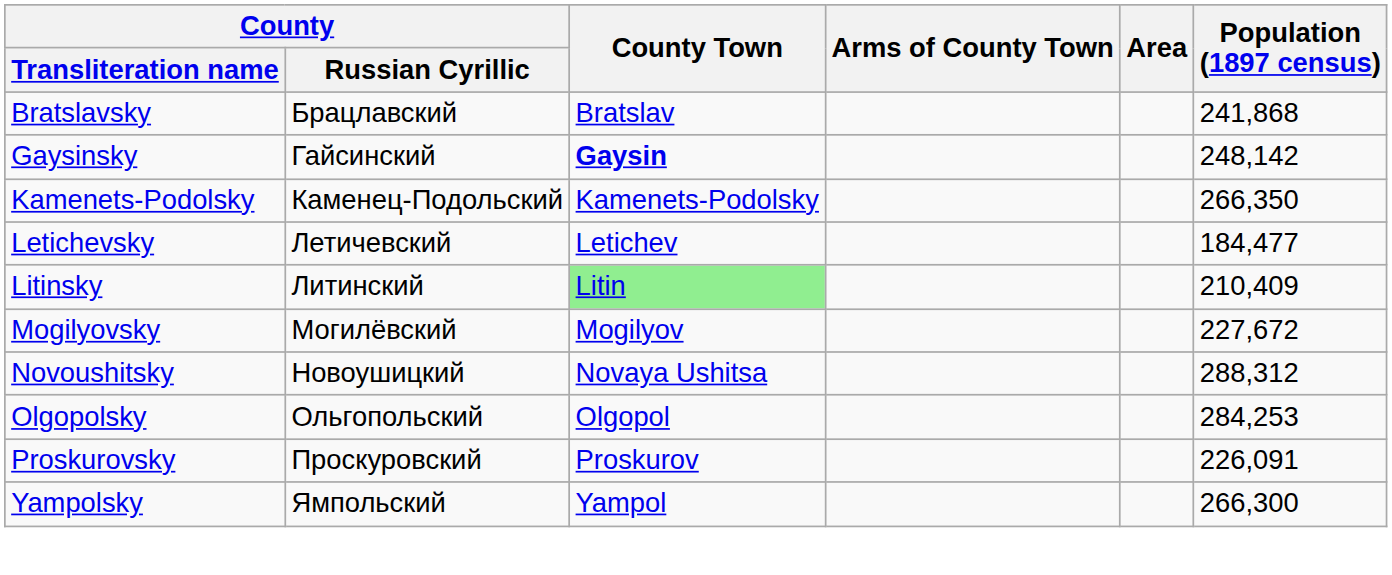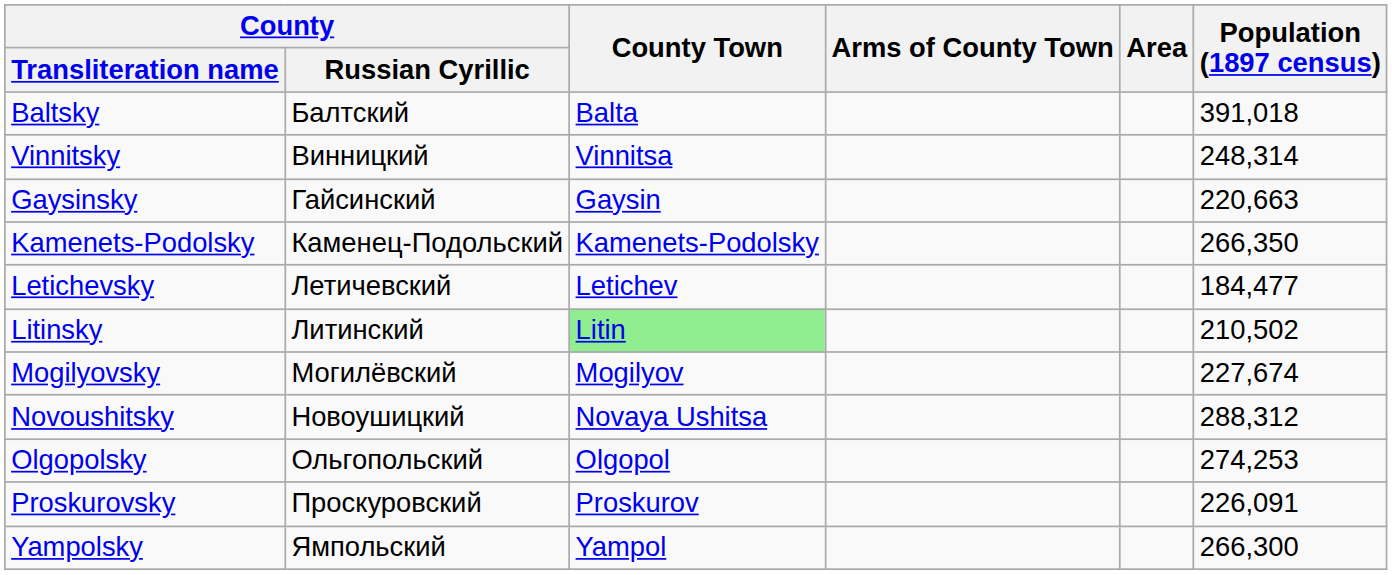+ row: (55, 112)
- row: (81, 112)
+ row: (66, 156)
(621, 156) bold -> (618, 199) normal
(1249, 156) 248,142 -> (1249, 199) 220,663
(1249, 286) 210,409 -> (1249, 329) 210,502
(1249, 329) 227,672 -> (1249, 373) 227,674
(1249, 416) 284,253 -> (1249, 460) 274,253
